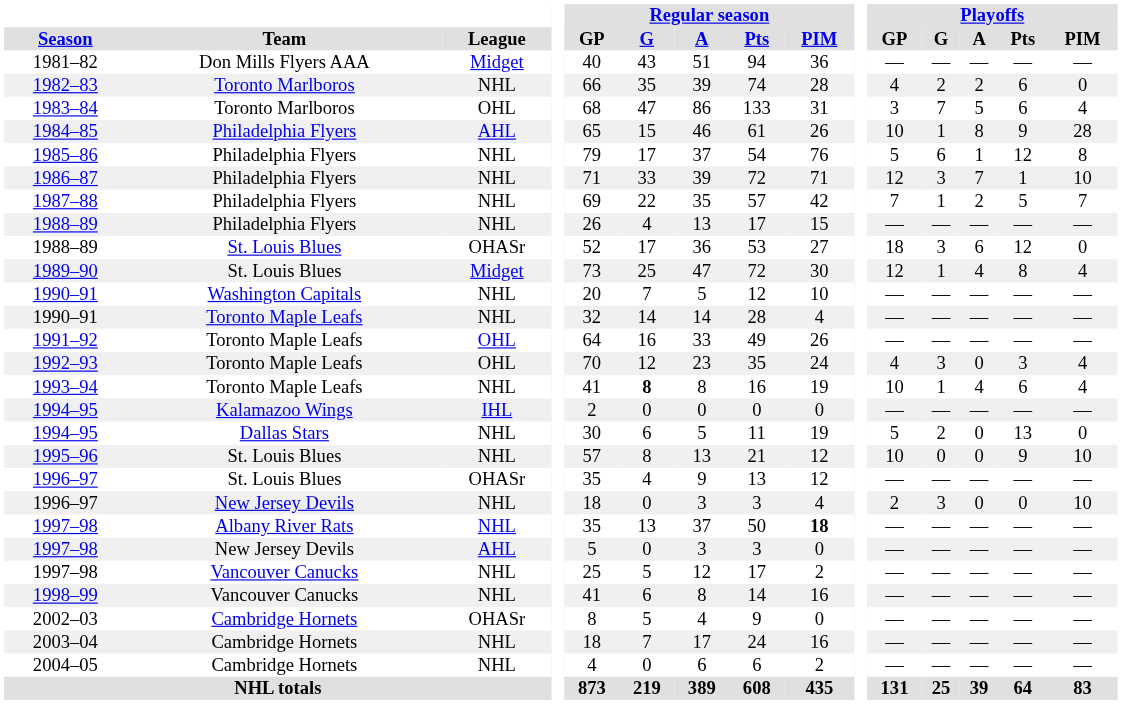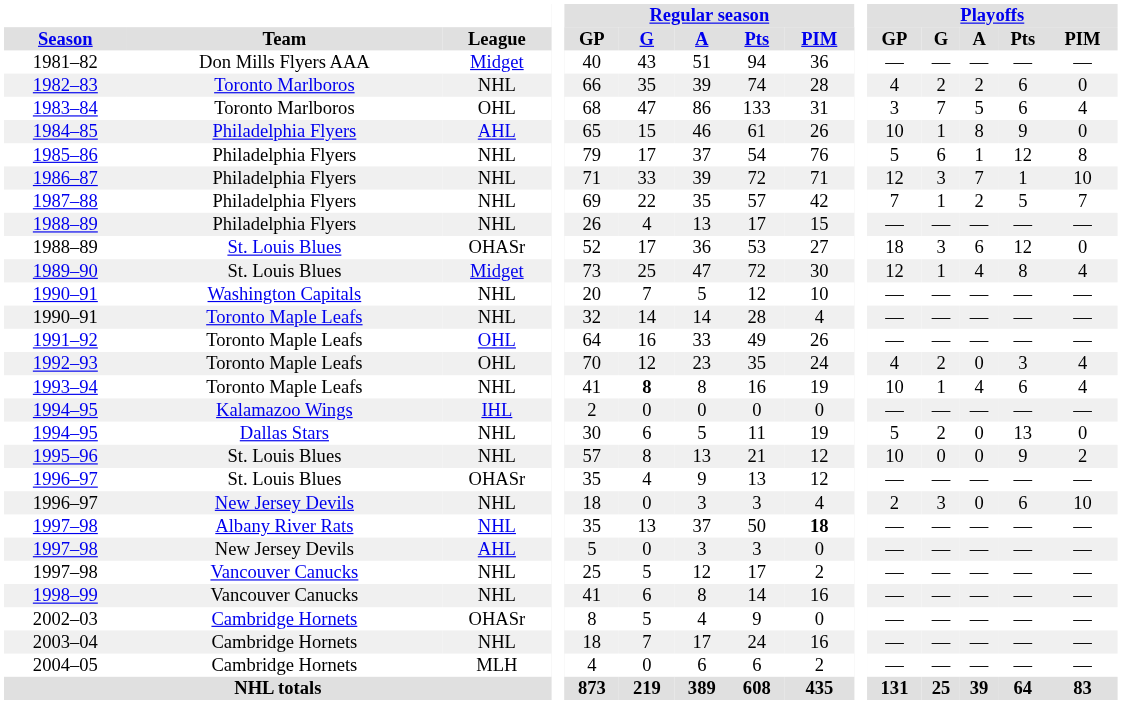(1083, 131) 28 -> (1083, 131) 0
(941, 363) 3 -> (941, 363) 2
(1083, 456) 10 -> (1083, 456) 2
(1023, 502) 0 -> (1023, 502) 6
(497, 665) NHL -> (497, 665) MLH
